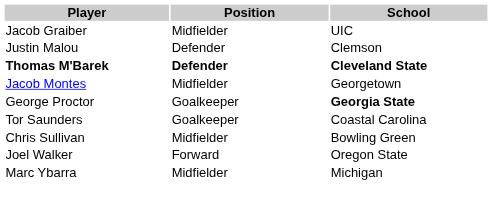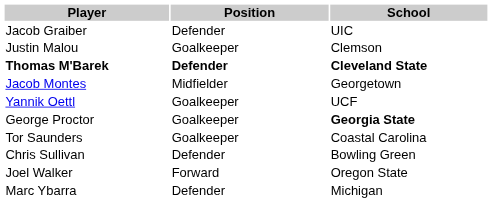(200, 30) Midfielder -> (198, 30) Defender
(198, 48) Defender -> (205, 48) Goalkeeper
+ row: (40, 101)
(200, 137) Midfielder -> (198, 155) Defender
(200, 173) Midfielder -> (198, 191) Defender
